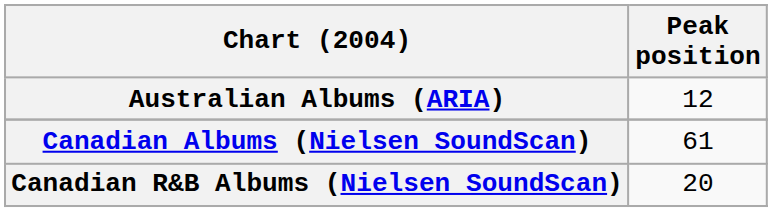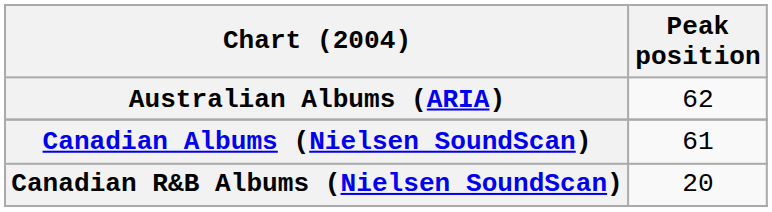(698, 99) 12 -> (698, 99) 62
